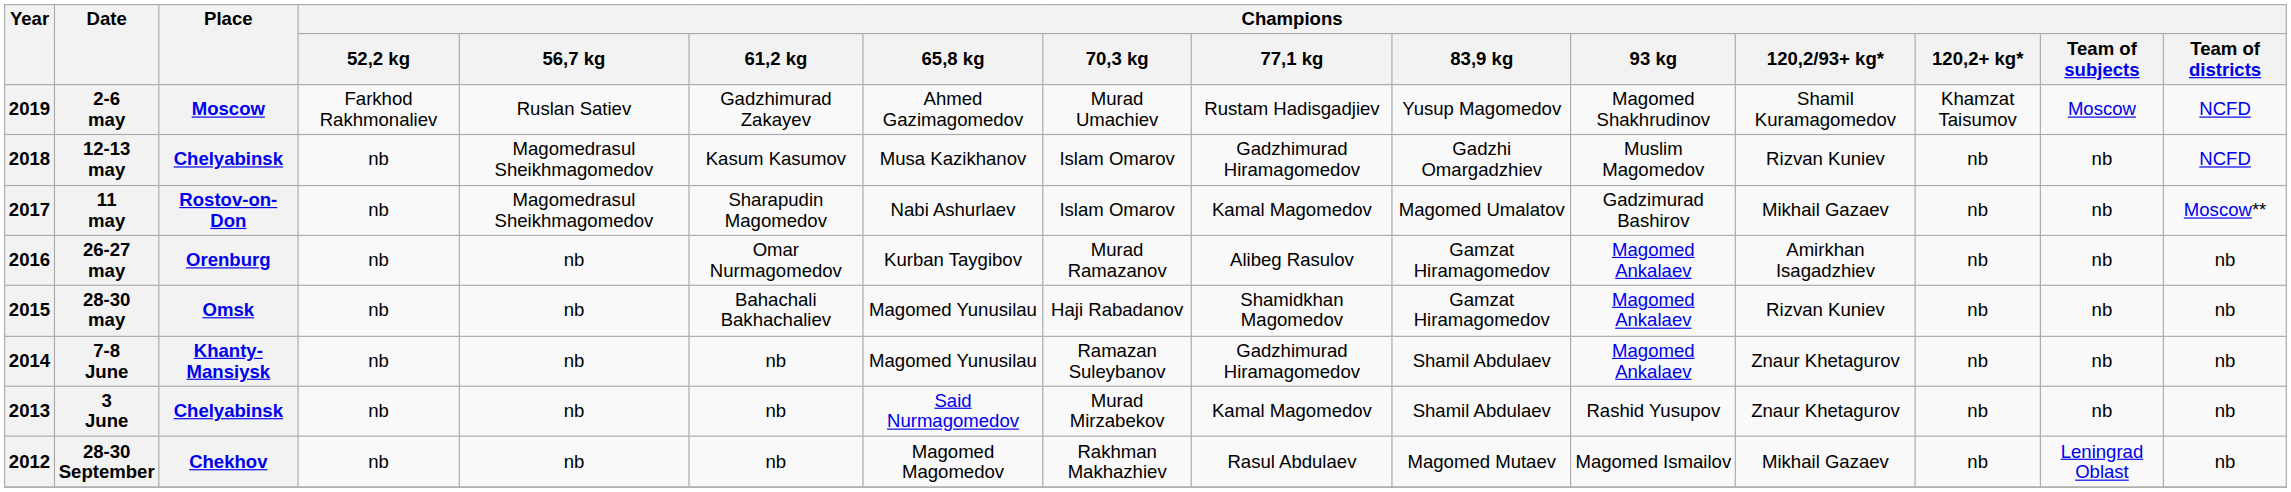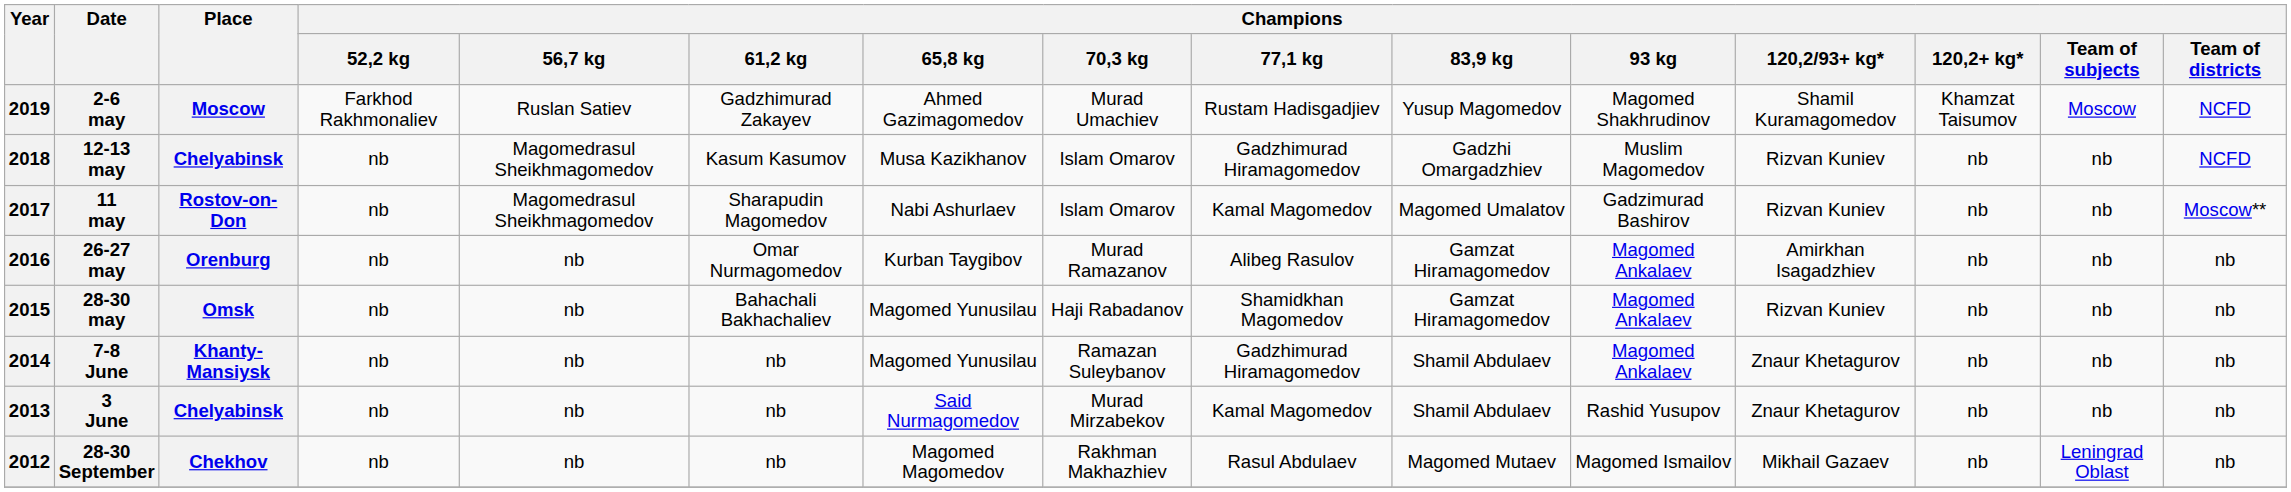(1825, 210) Mikhail Gazaev -> (1825, 210) Rizvan Kuniev
